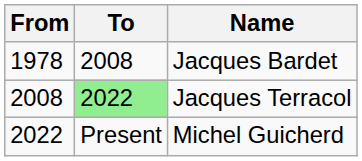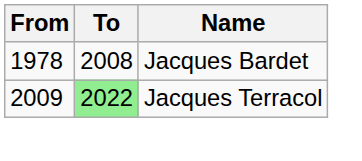(37, 98) 2008 -> (37, 98) 2009
- row: (258, 135)
